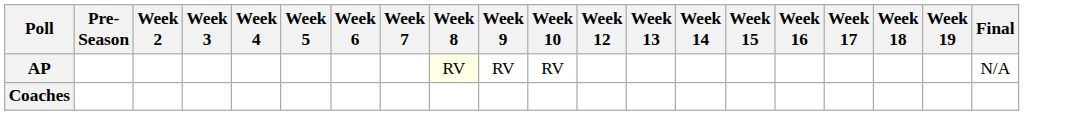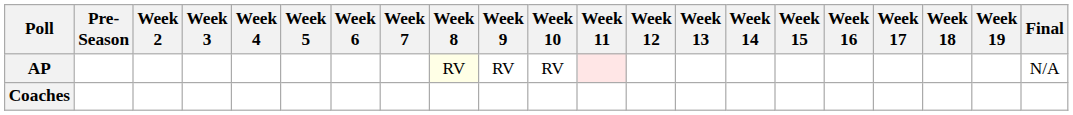+ column: (602, 29)
